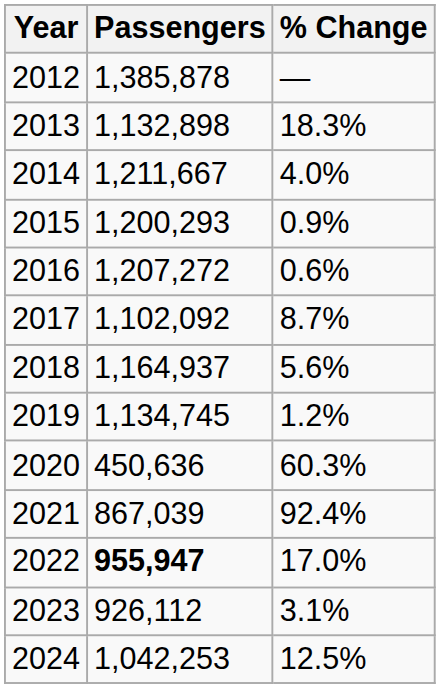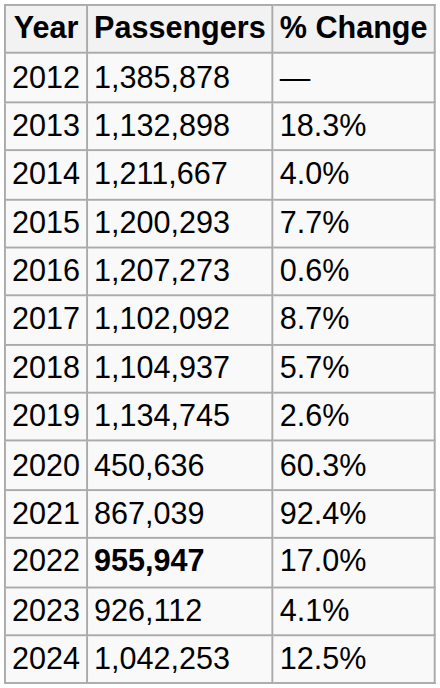(315, 222) 0.9% -> (315, 222) 7.7%
(162, 271) 1,207,272 -> (162, 271) 1,207,273
(162, 367) 1,164,937 -> (162, 367) 1,104,937
(315, 367) 5.6% -> (315, 367) 5.7%
(315, 416) 1.2% -> (315, 416) 2.6%
(315, 610) 3.1% -> (315, 610) 4.1%
